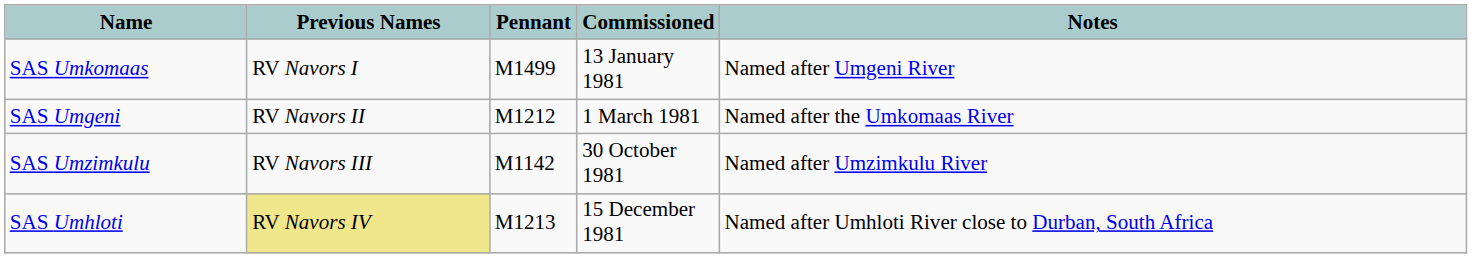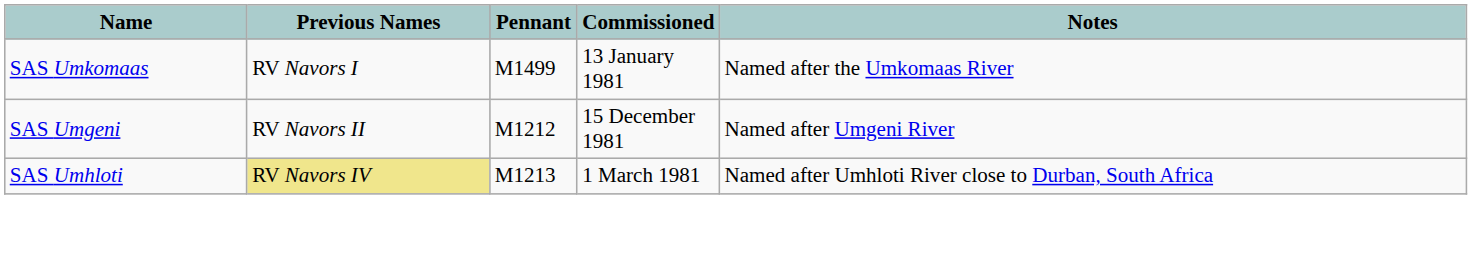(839, 68) Named after Umgeni River -> (869, 68) Named after the Umkomaas River
(641, 115) 1 March 1981 -> (639, 128) 15 December 1981
(869, 115) Named after the Umkomaas River -> (839, 128) Named after Umgeni River
- row: (80, 163)
(639, 222) 15 December 1981 -> (641, 175) 1 March 1981
